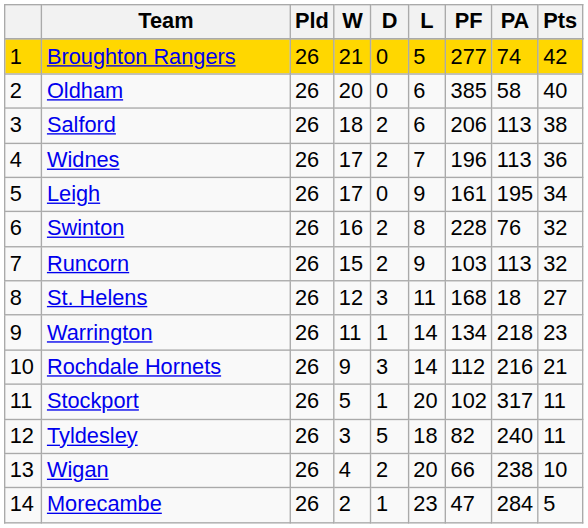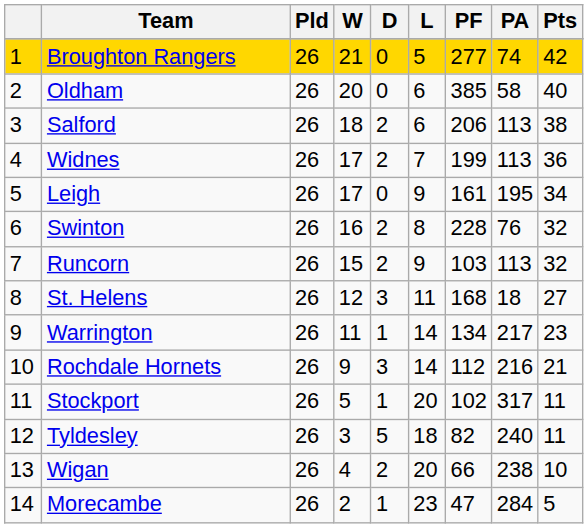(469, 159) 196 -> (469, 159) 199
(515, 332) 218 -> (515, 332) 217
